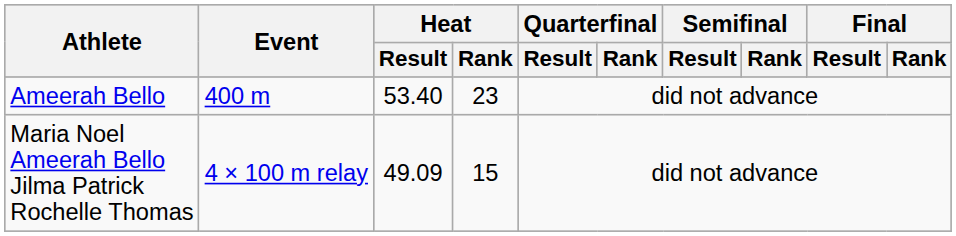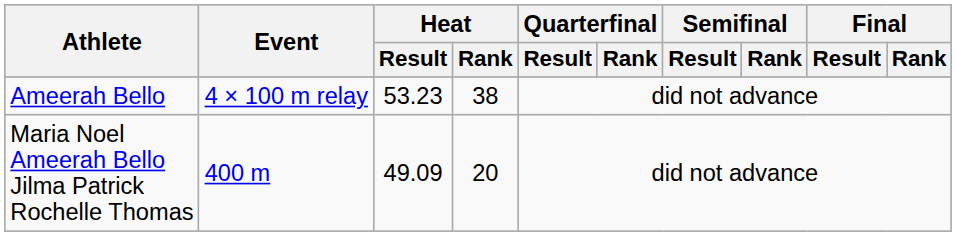(237, 96) 400 m -> (286, 96) 4 × 100 m relay
(413, 96) 53.40 -> (413, 96) 53.23
(485, 96) 23 -> (485, 96) 38
(286, 173) 4 × 100 m relay -> (237, 173) 400 m
(485, 173) 15 -> (485, 173) 20
